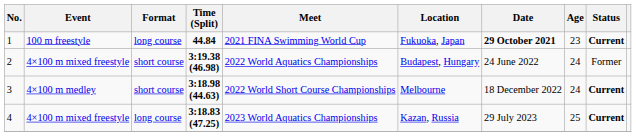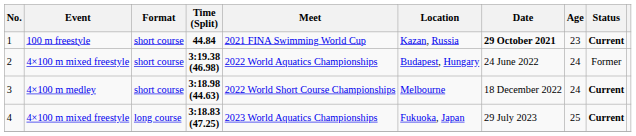(158, 40) long course -> (159, 40) short course
(432, 40) Fukuoka, Japan -> (430, 40) Kazan, Russia
(430, 117) Kazan, Russia -> (432, 117) Fukuoka, Japan
